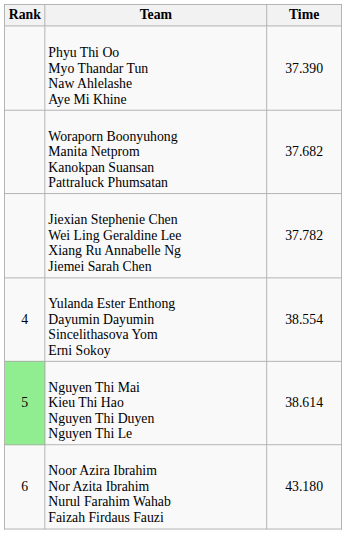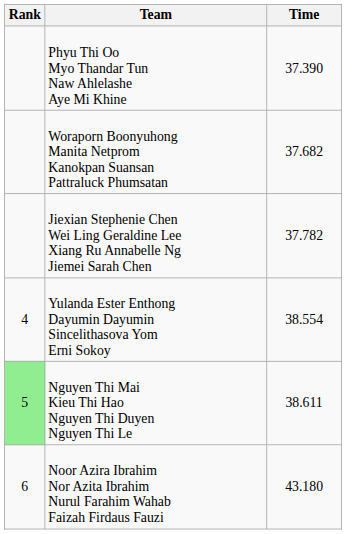(304, 403) 38.614 -> (304, 403) 38.611
